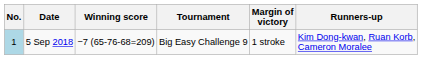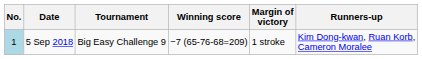columns swapped: (203, 17) <-> (116, 17)
